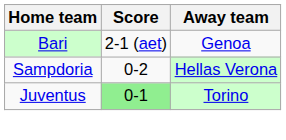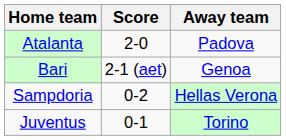+ row: (53, 43)
(136, 95) lightgreen background -> (136, 122) no background
